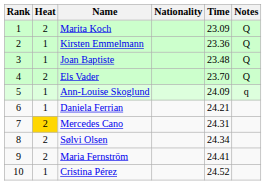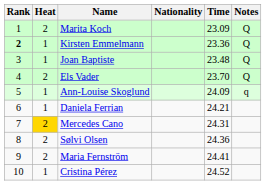(18, 44) normal -> (18, 44) bold
(218, 140) 24.34 -> (218, 140) 24.36
